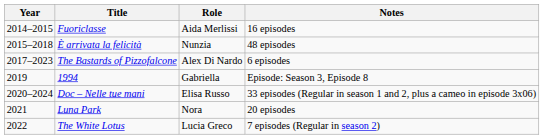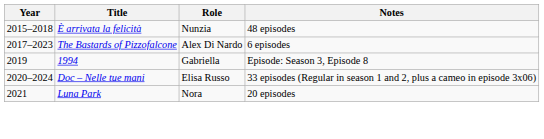- row: (82, 28)
- row: (91, 126)
